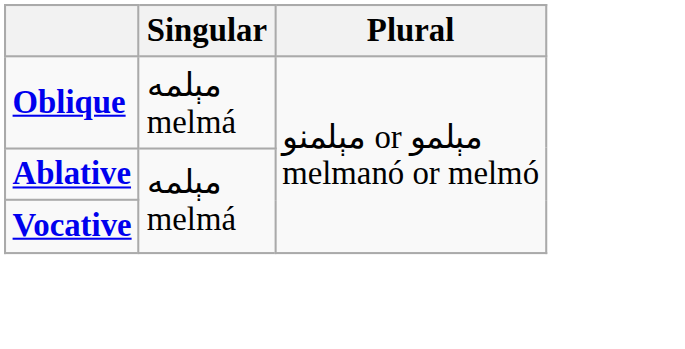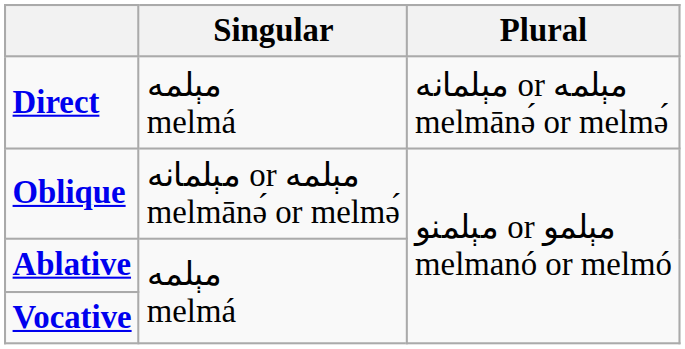+ row: (56, 102)
(191, 103) مېلمه melmá -> (273, 193) مېلمانه or مېلمه melmānə́ or melmə́
